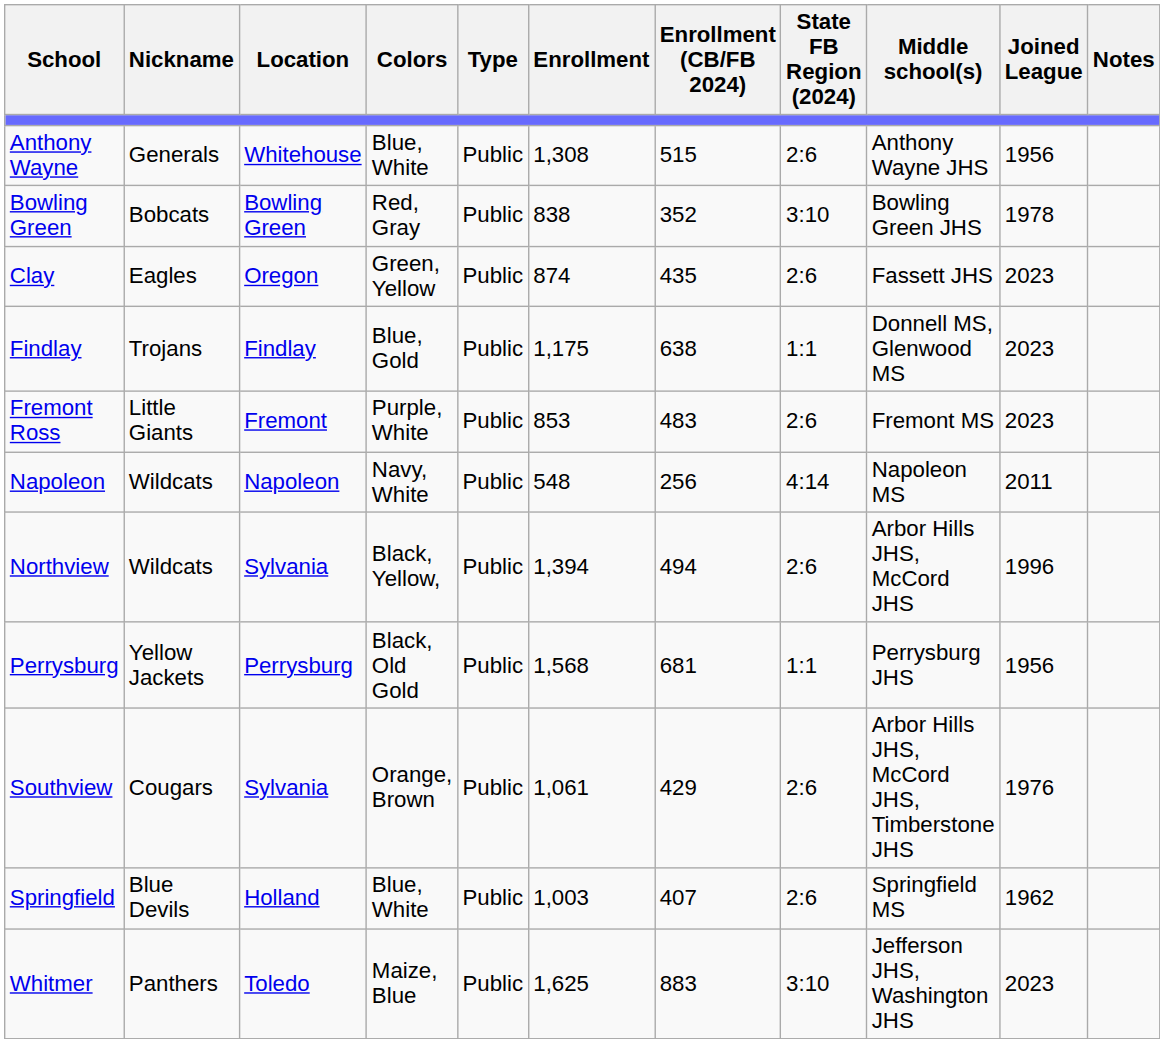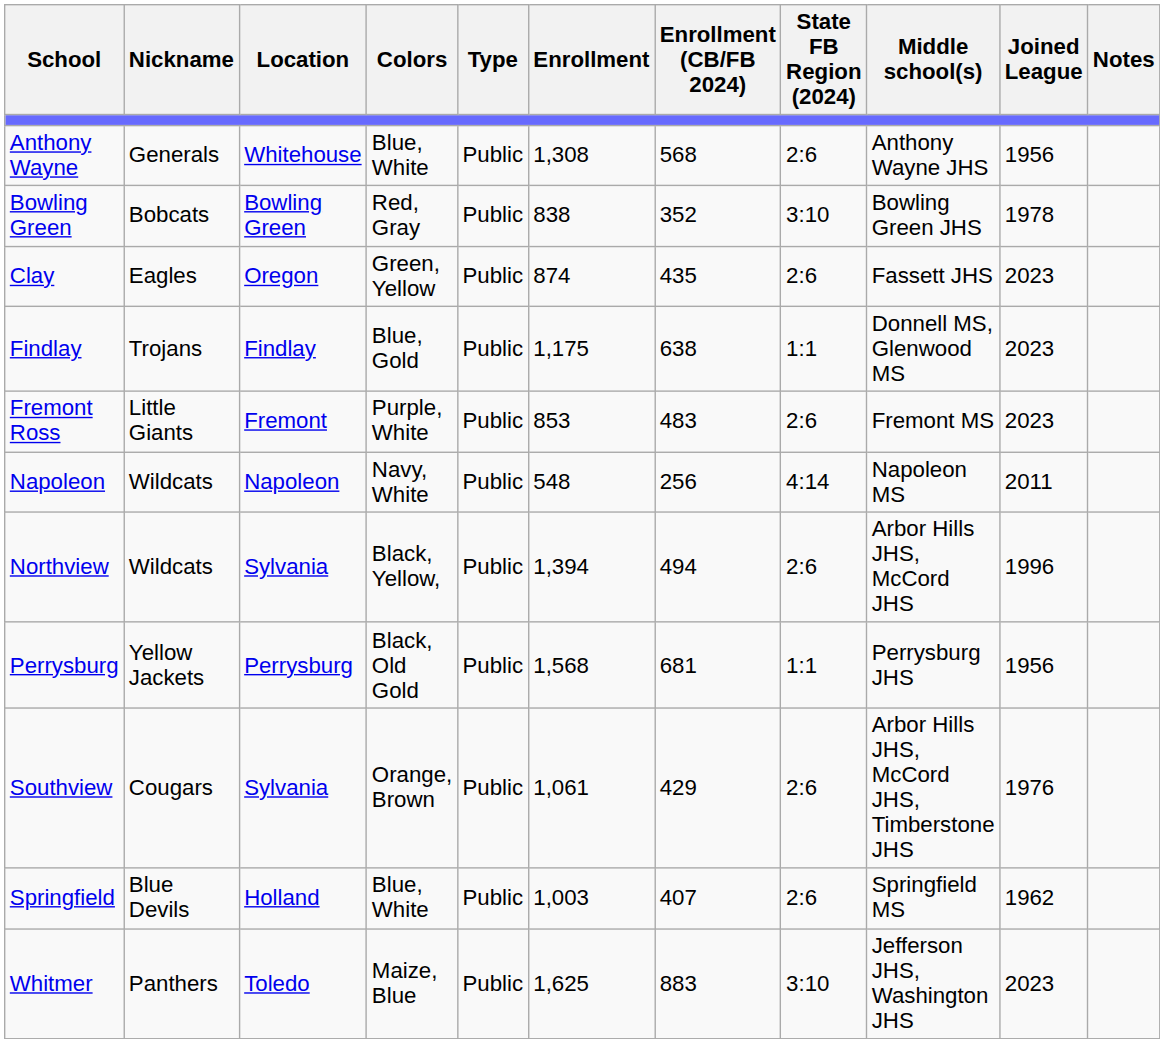(678, 155) 515 -> (678, 155) 568
